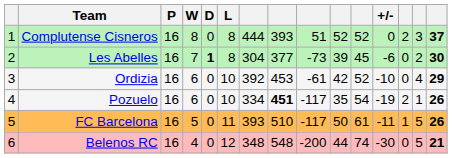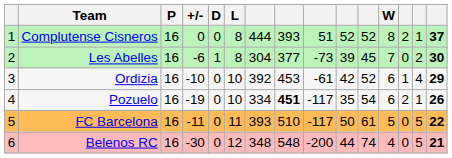columns swapped: (192, 15) <-> (385, 15)
(419, 36) 3 -> (419, 36) 1
(210, 57) bold -> (217, 57) normal
(405, 78) 0 -> (405, 78) 1
(405, 121) 1 -> (405, 121) 0
(437, 121) 26 -> (437, 121) 22
